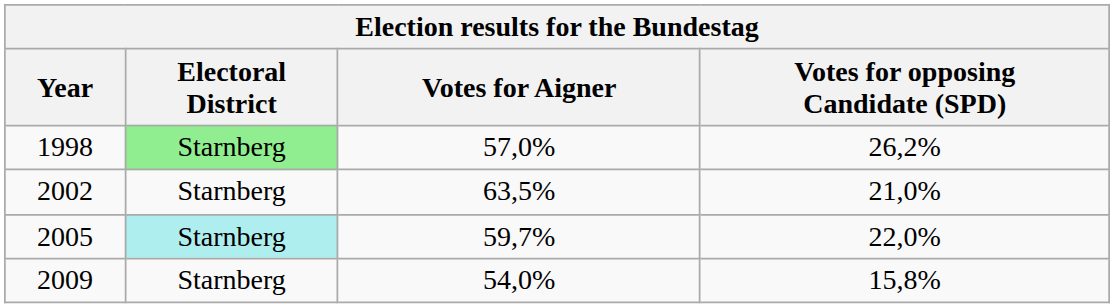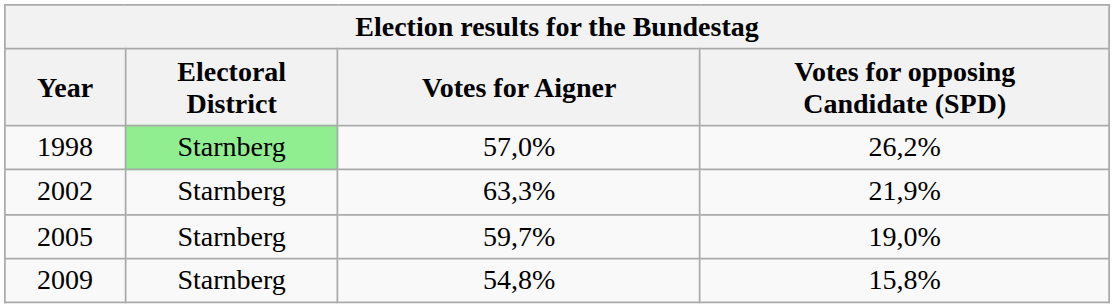(519, 191) 63,5% -> (519, 191) 63,3%
(905, 191) 21,0% -> (905, 191) 21,9%
(232, 235) paleturquoise background -> (232, 235) no background
(905, 235) 22,0% -> (905, 235) 19,0%
(519, 280) 54,0% -> (519, 280) 54,8%
